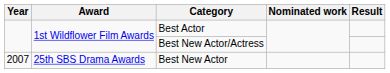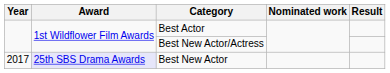(18, 60) 2007 -> (18, 60) 2017
(89, 60) no background -> (89, 60) lavender background
